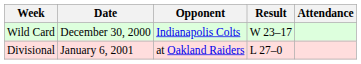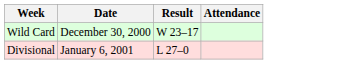- column: (200, 13)
